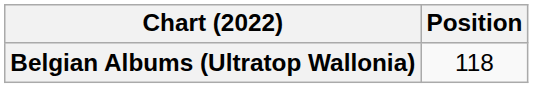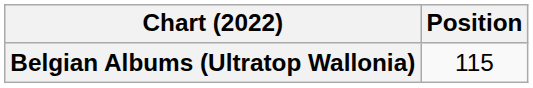(474, 62) 118 -> (474, 62) 115
